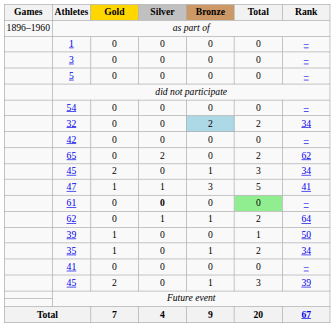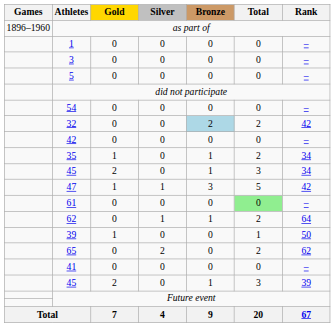(306, 124) 34 -> (306, 124) 42
rows swapped: (71, 251) <-> (71, 156)
(306, 187) 41 -> (306, 187) 42
(162, 203) bold -> (162, 203) normal
